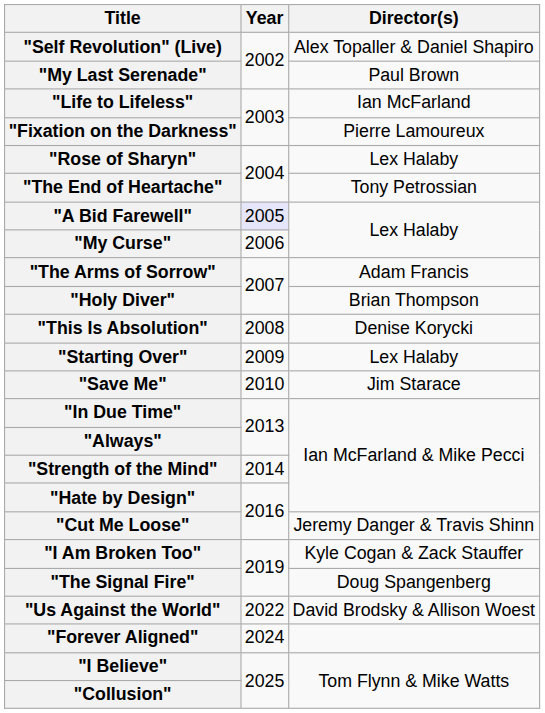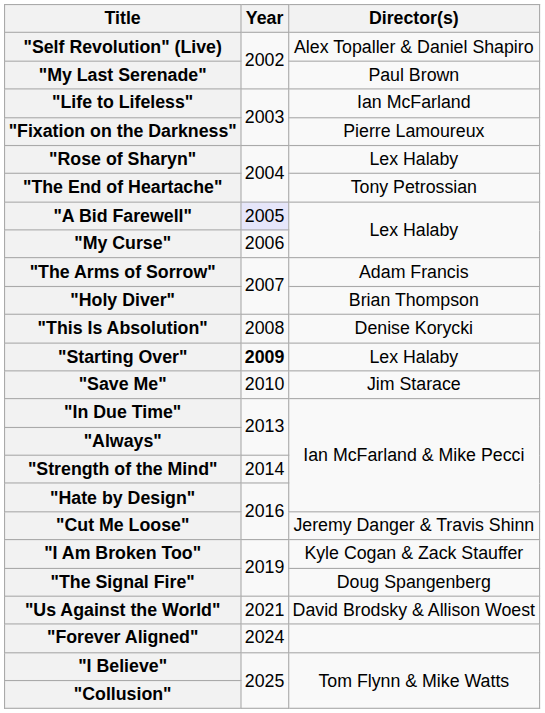(265, 356) normal -> (265, 356) bold
(265, 610) 2022 -> (265, 610) 2021
